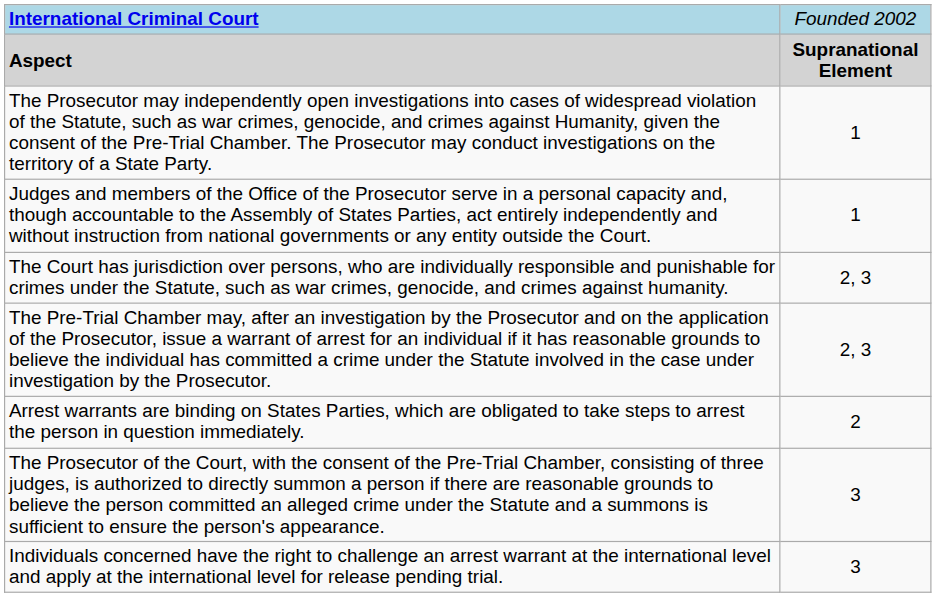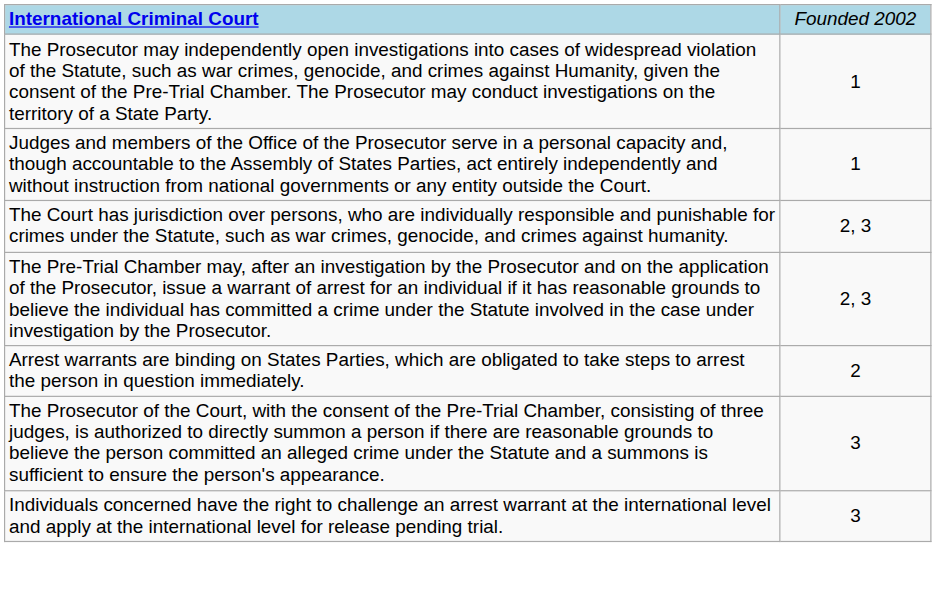- row: (40, 60)
